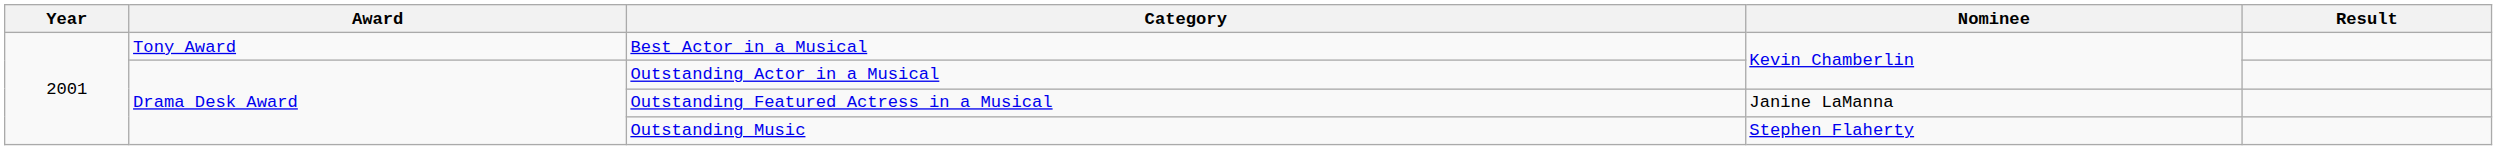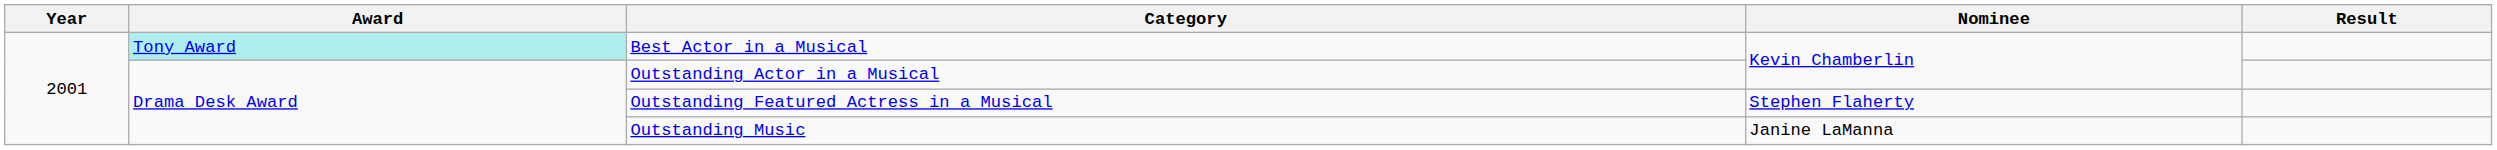(185, 47) no background -> (185, 47) paleturquoise background
(1821, 103) Janine LaManna -> (1832, 103) Stephen Flaherty
(1832, 131) Stephen Flaherty -> (1821, 131) Janine LaManna
